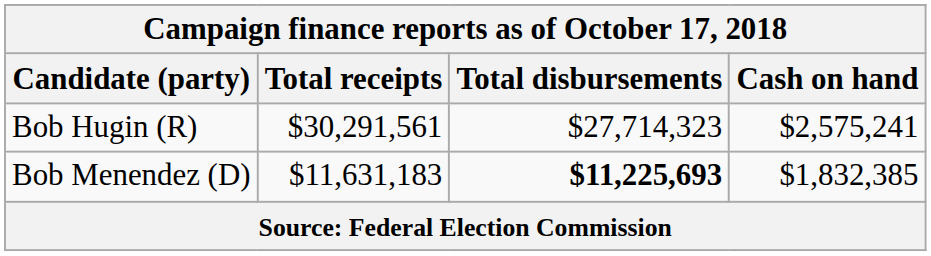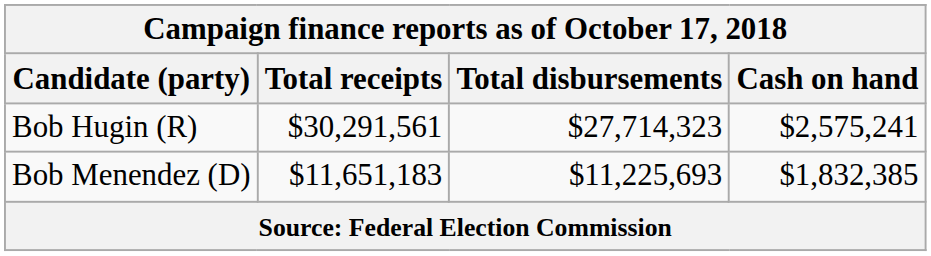(366, 175) $11,631,183 -> (366, 175) $11,651,183
(646, 175) bold -> (646, 175) normal
